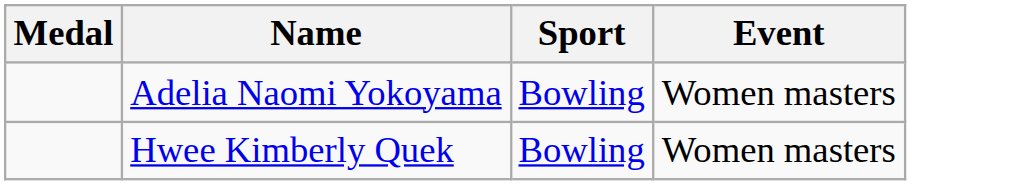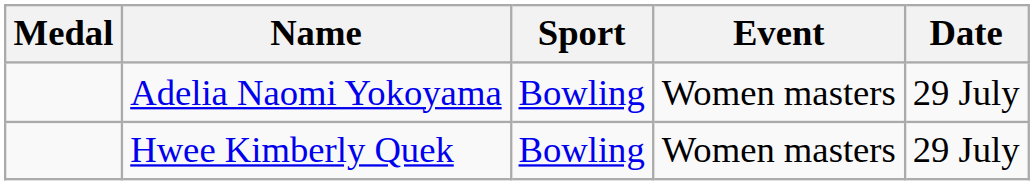+ column: (966, 33)
